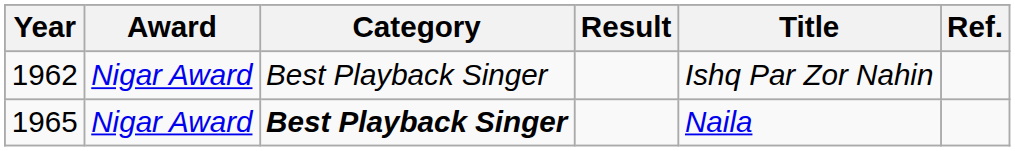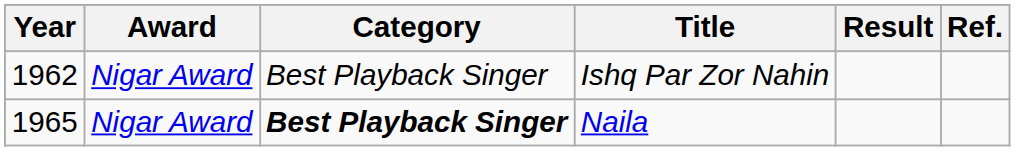columns swapped: (626, 27) <-> (809, 27)
